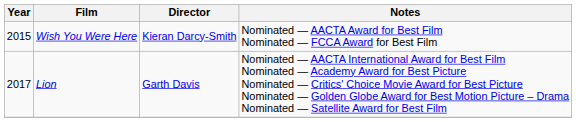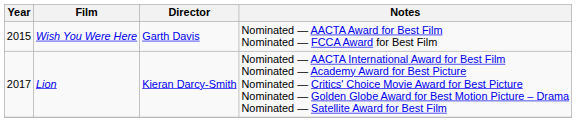(189, 36) Kieran Darcy-Smith -> (171, 36) Garth Davis
(171, 84) Garth Davis -> (189, 84) Kieran Darcy-Smith
